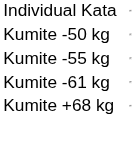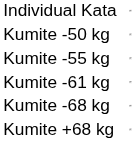+ row: (57, 105)
